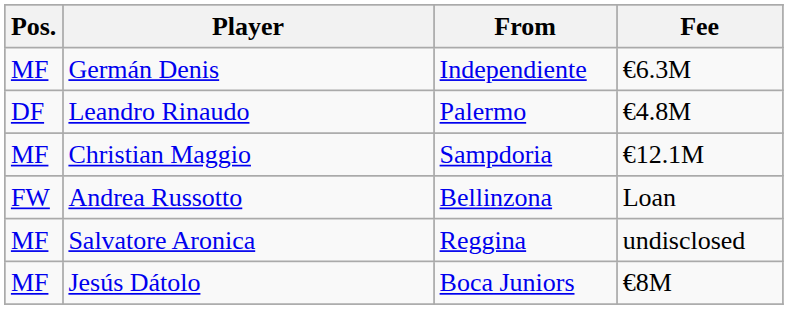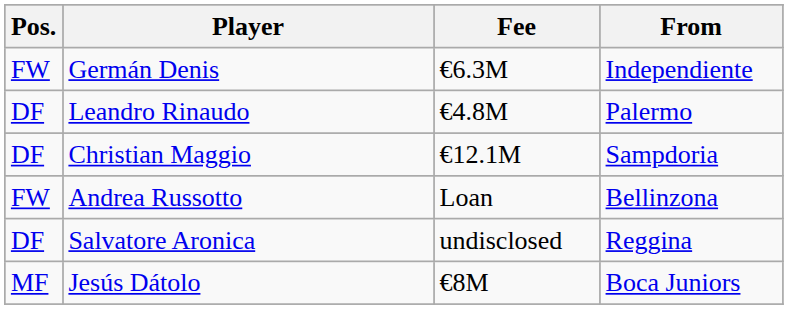columns swapped: (525, 26) <-> (700, 26)
(30, 68) MF -> (30, 68) FW
(30, 154) MF -> (27, 154) DF
(30, 240) MF -> (27, 240) DF
